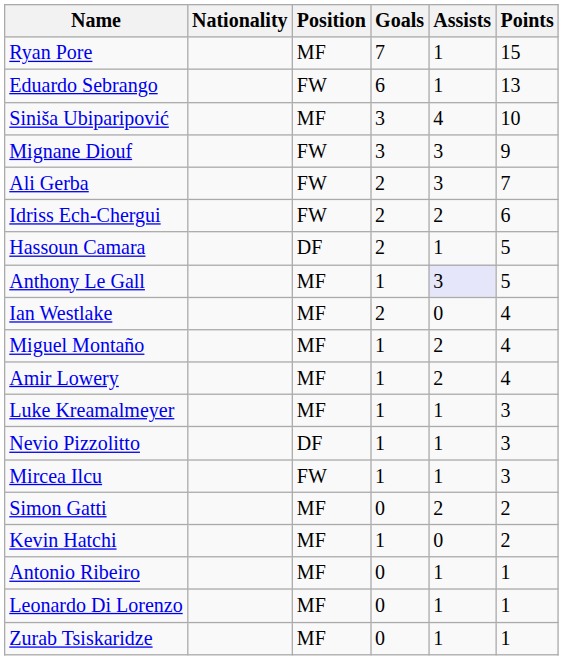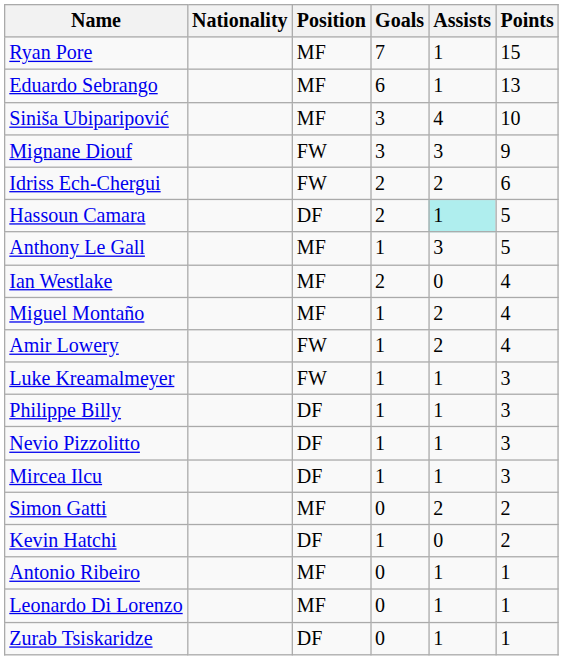(312, 85) FW -> (311, 85) MF
- row: (49, 182)
(438, 247) no background -> (438, 215) paleturquoise background
(438, 280) lavender background -> (438, 247) no background
(311, 377) MF -> (312, 345) FW
(311, 410) MF -> (312, 377) FW
+ row: (65, 410)
(312, 475) FW -> (310, 475) DF
(311, 540) MF -> (310, 540) DF
(311, 637) MF -> (310, 637) DF
